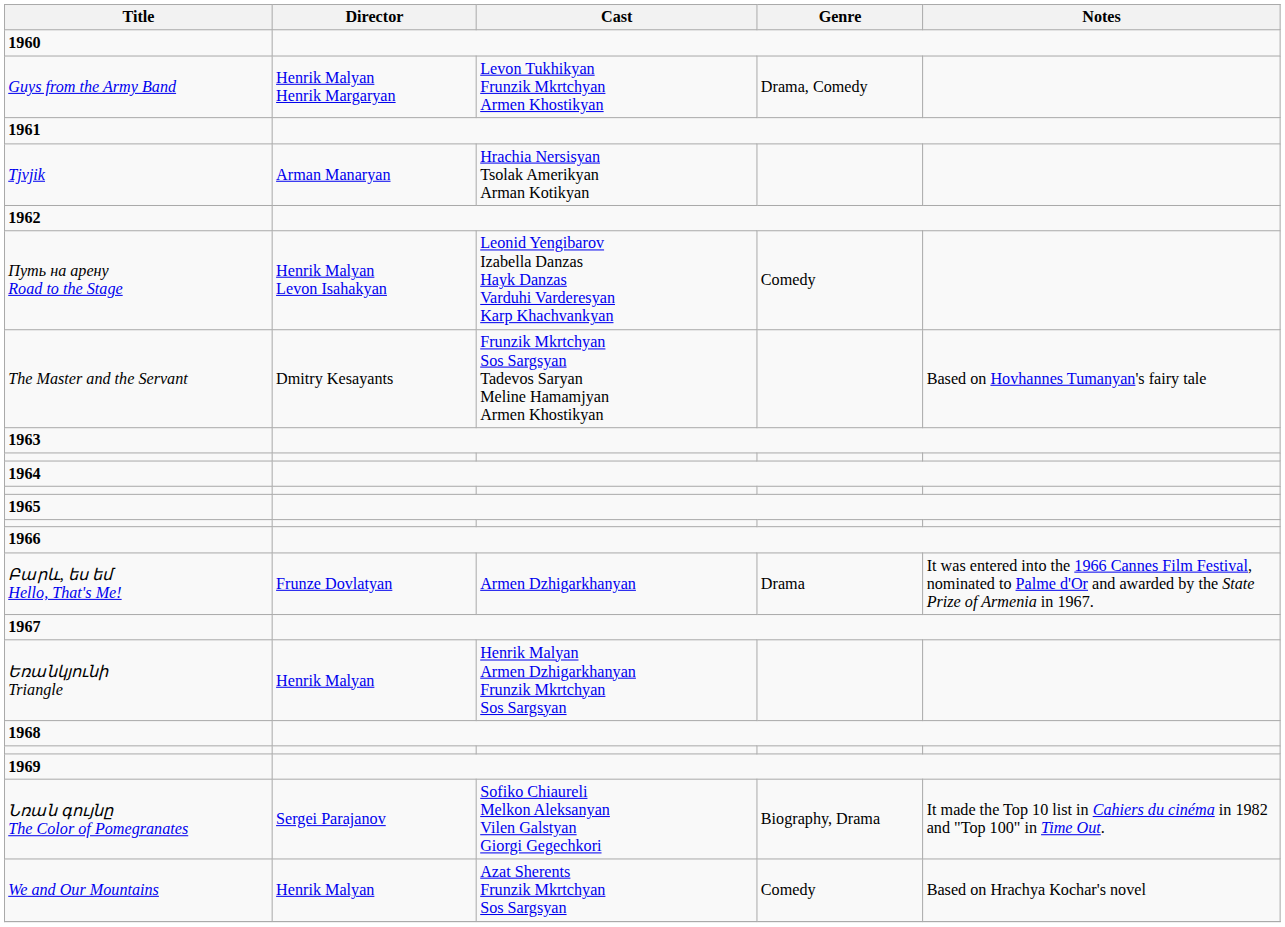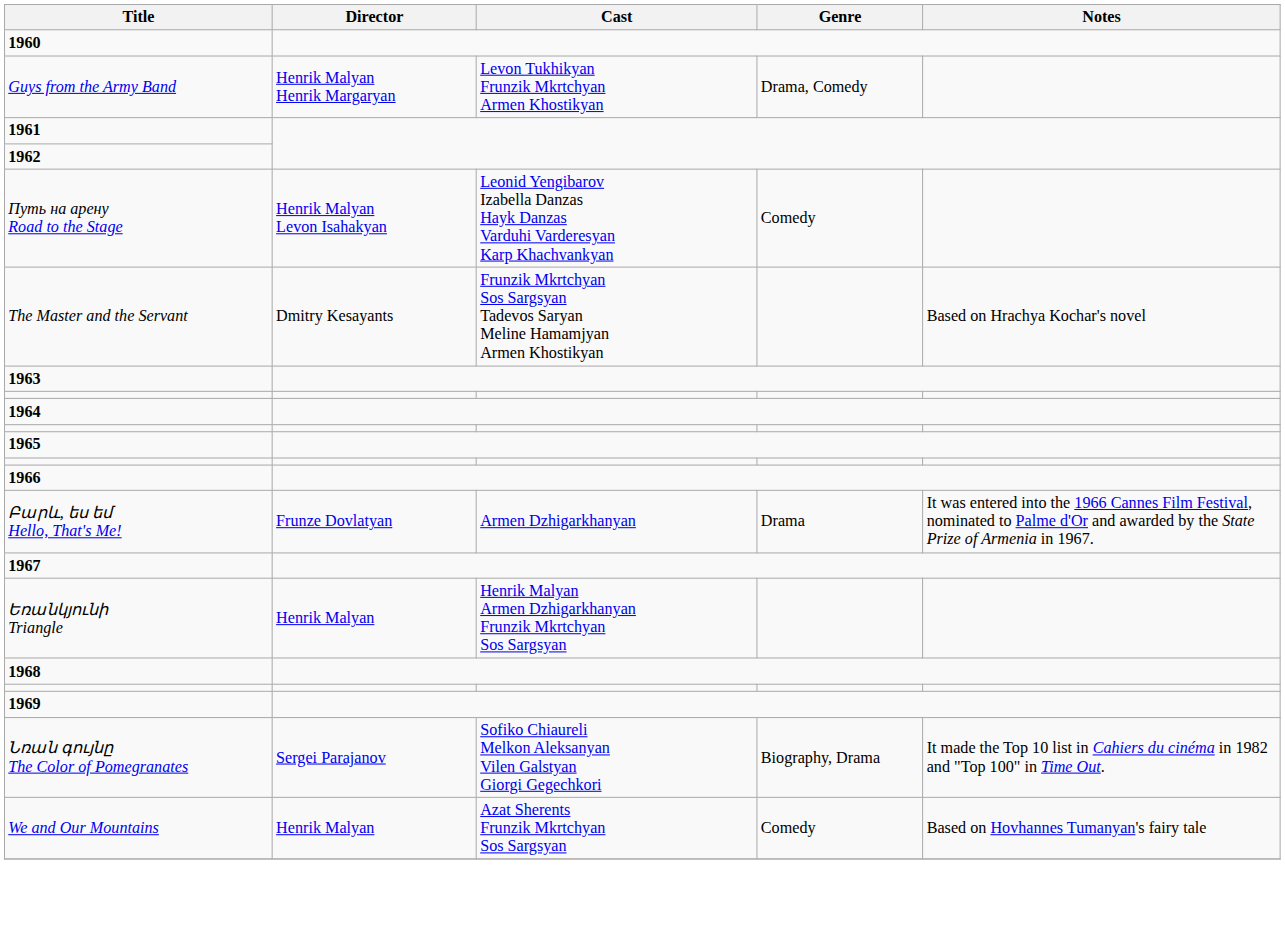- row: (27, 174)
(1067, 378) Based on Hovhannes Tumanyan's fairy tale -> (1036, 316) Based on Hrachya Kochar's novel
(1036, 890) Based on Hrachya Kochar's novel -> (1067, 828) Based on Hovhannes Tumanyan's fairy tale
